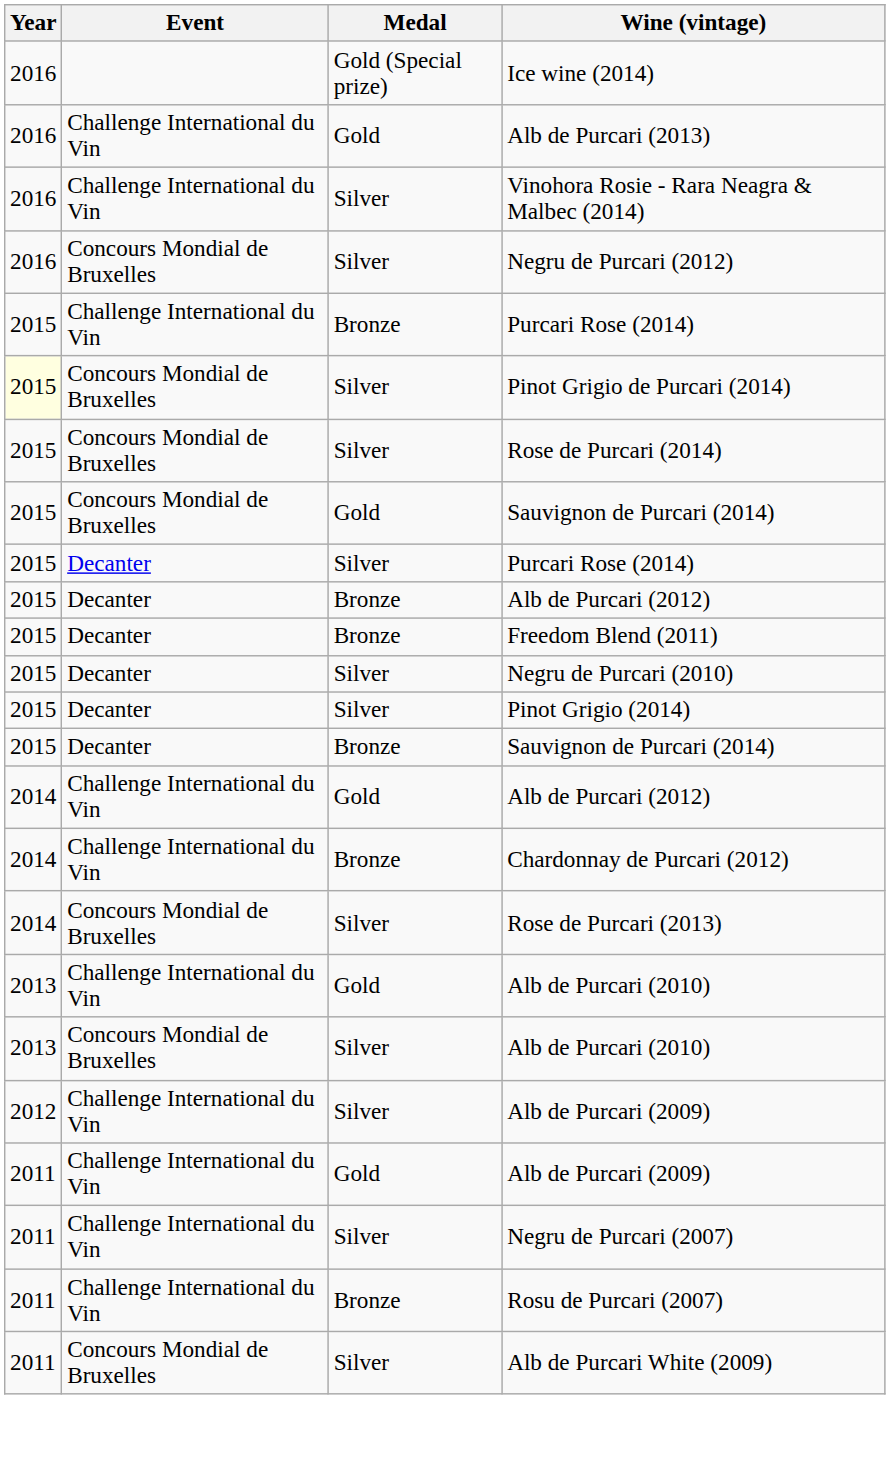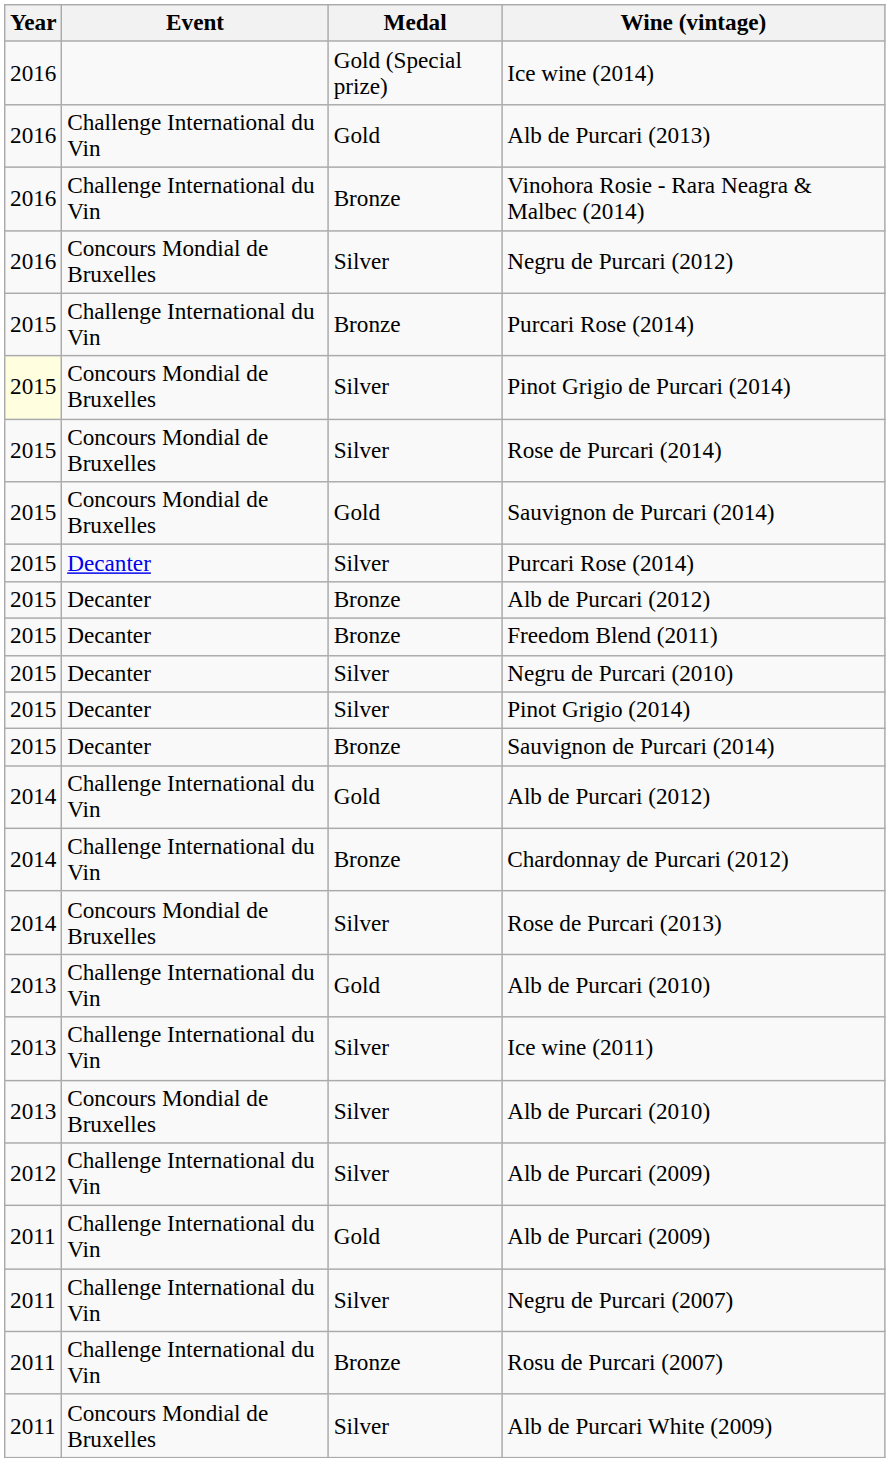(361, 198) Silver -> (367, 198) Bronze
+ row: (191, 1048)
